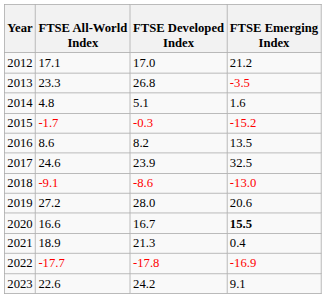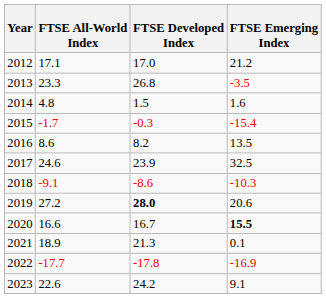(141, 103) 5.1 -> (141, 103) 1.5
(243, 123) -15.2 -> (243, 123) -15.4
(243, 183) -13.0 -> (243, 183) -10.3
(144, 203) normal -> (144, 203) bold
(238, 243) 0.4 -> (238, 243) 0.1
